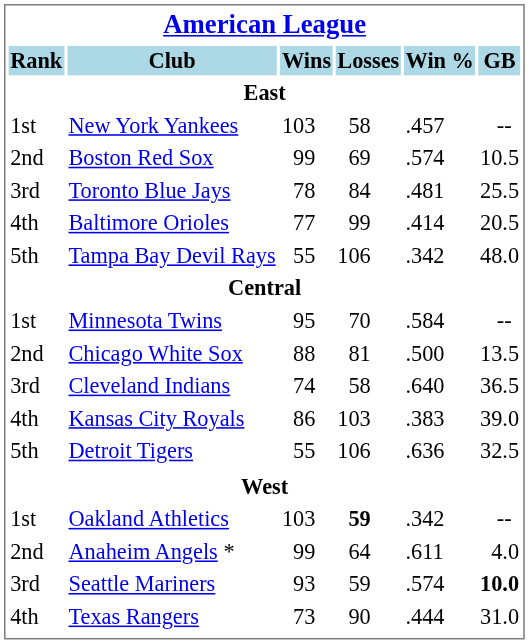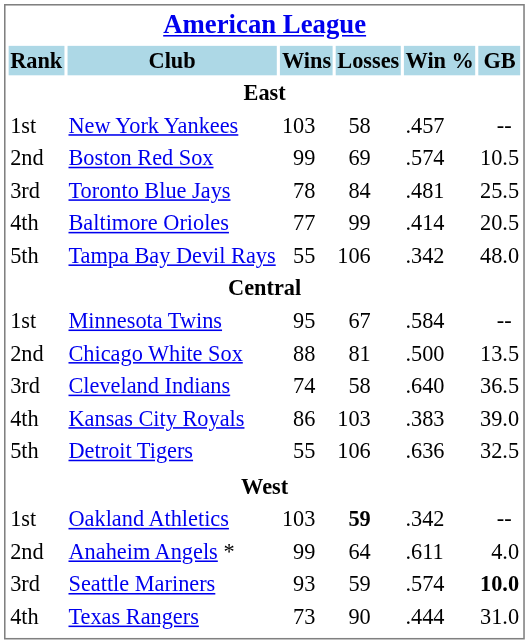(354, 320) 70 -> (354, 320) 67
